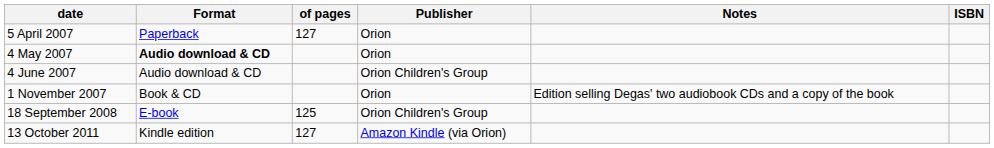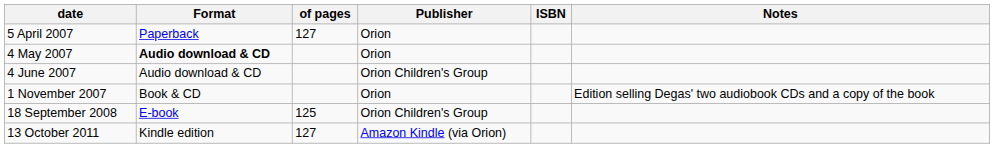columns swapped: (740, 14) <-> (969, 14)
